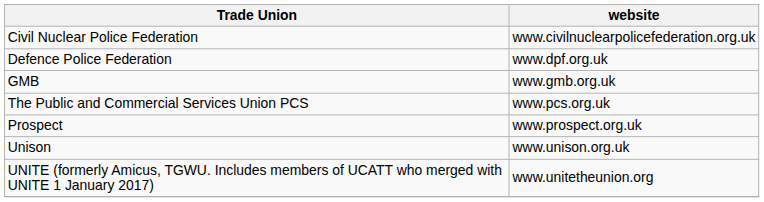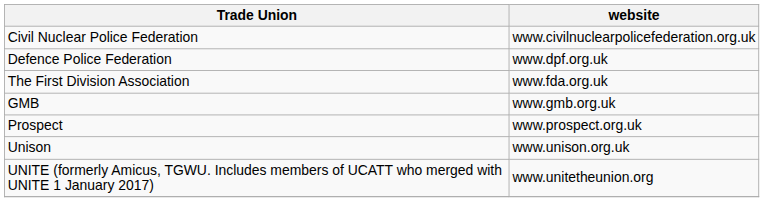+ row: (99, 81)
- row: (158, 103)
